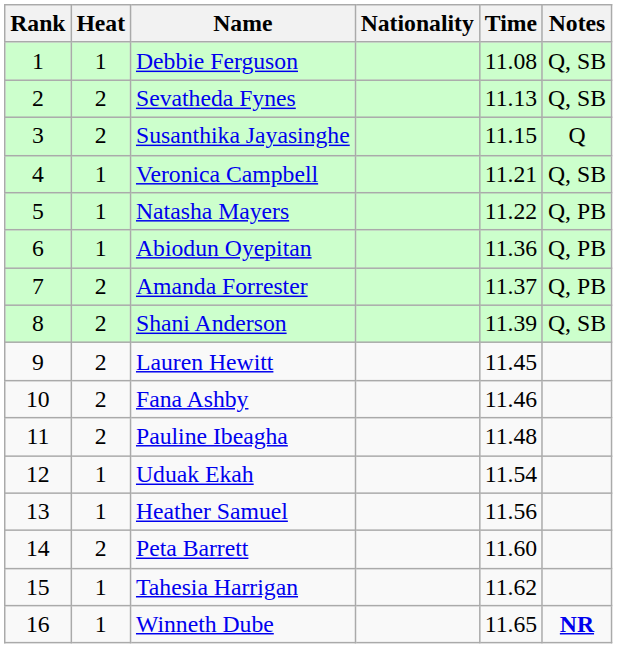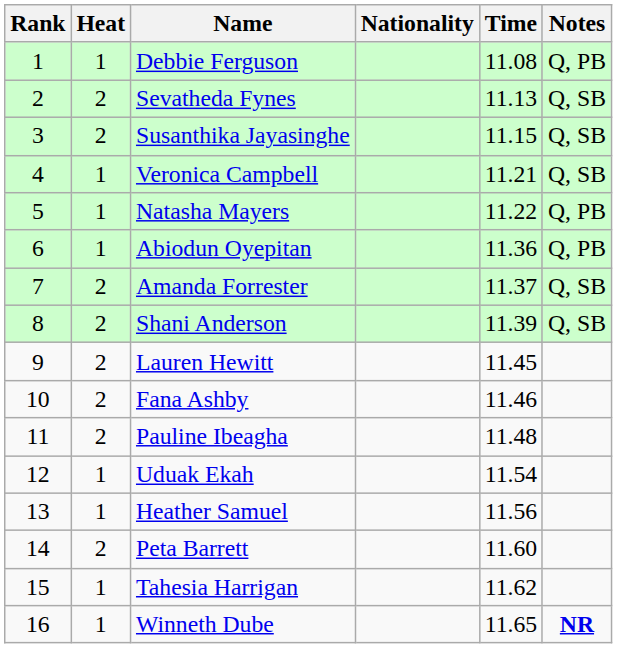(577, 60) Q, SB -> (577, 60) Q, PB
(577, 135) Q -> (577, 135) Q, SB
(577, 286) Q, PB -> (577, 286) Q, SB
